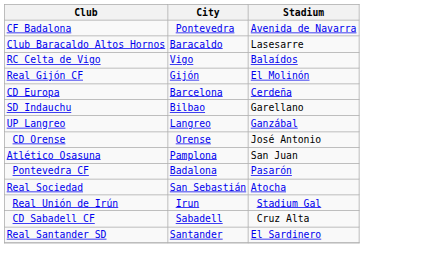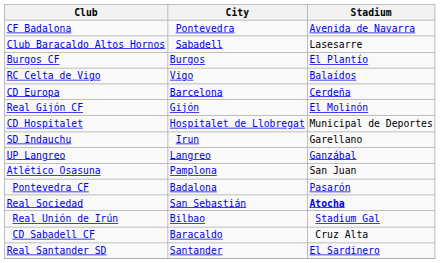(196, 44) Baracaldo -> (196, 44) Sabadell
+ row: (33, 60)
rows swapped: (33, 92) <-> (45, 76)
+ row: (45, 124)
(187, 108) Bilbao -> (185, 139) Irun
- row: (36, 139)
(268, 187) normal -> (327, 203) bold
(185, 203) Irun -> (187, 219) Bilbao
(196, 219) Sabadell -> (196, 235) Baracaldo
